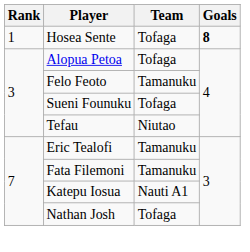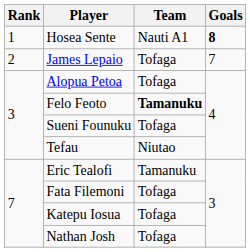(157, 37) Tofaga -> (163, 37) Nauti A1
+ row: (85, 59)
(167, 81) normal -> (170, 103) bold
(167, 170) Tamanuku -> (157, 192) Tofaga
(163, 192) Nauti A1 -> (157, 214) Tofaga
